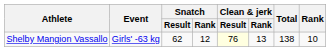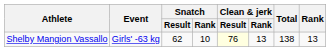(205, 40) 12 -> (205, 40) 10
(313, 40) 10 -> (313, 40) 13
